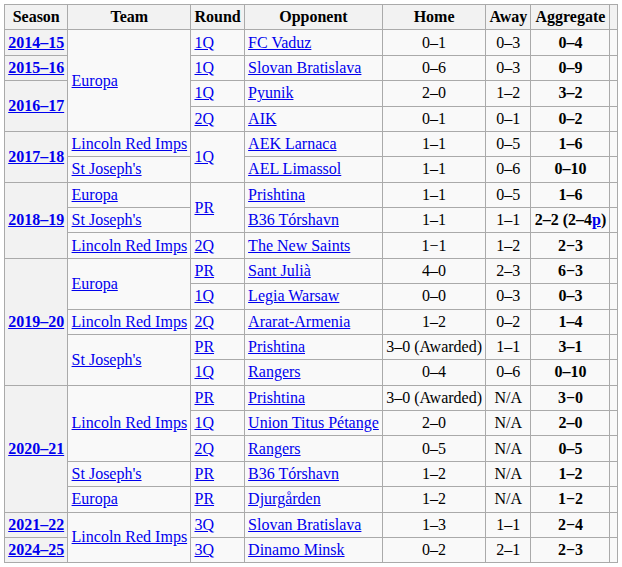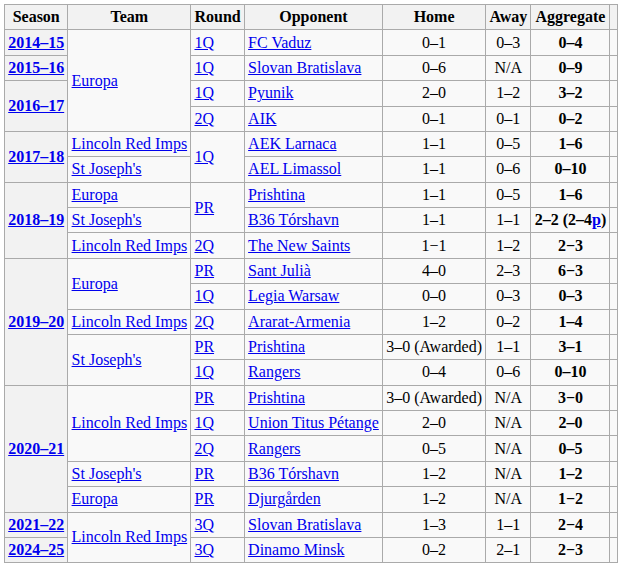(508, 67) 0–3 -> (508, 67) N/A
